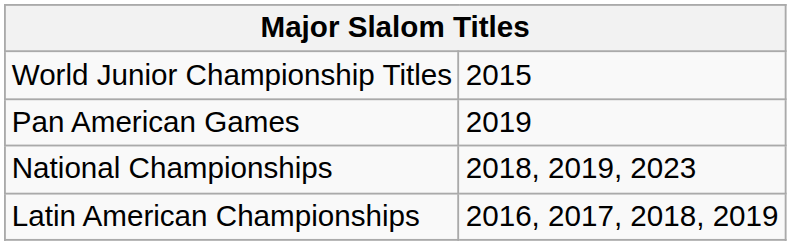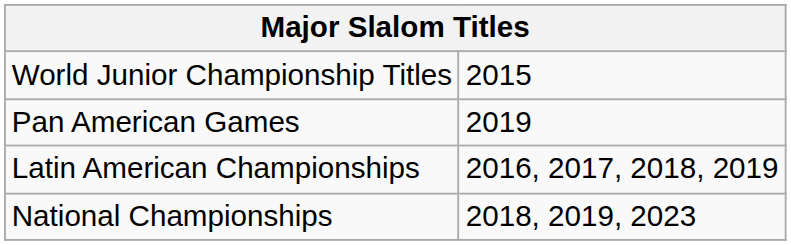rows swapped: (216, 215) <-> (172, 168)
